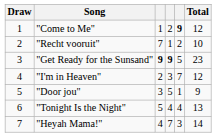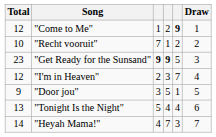columns swapped: (20, 12) <-> (198, 12)
